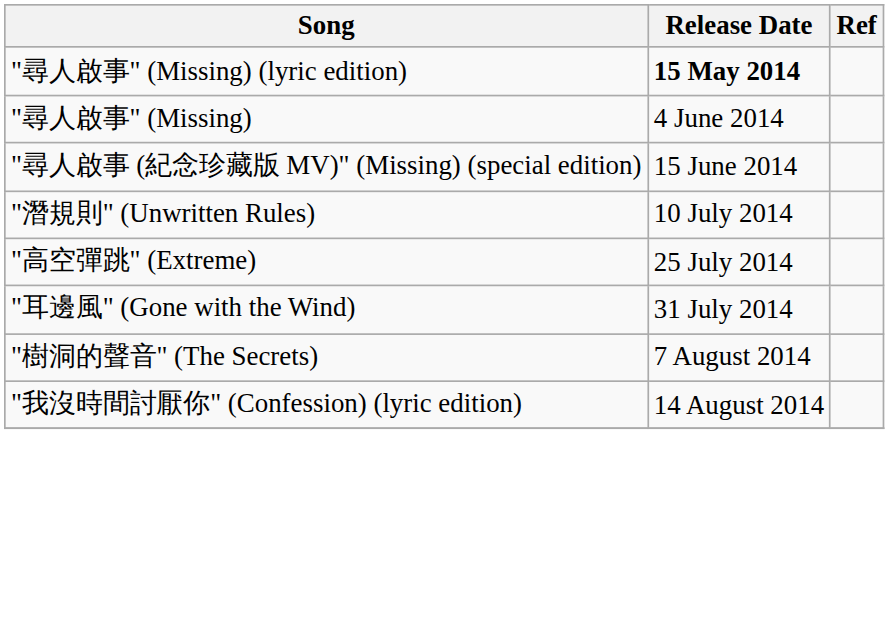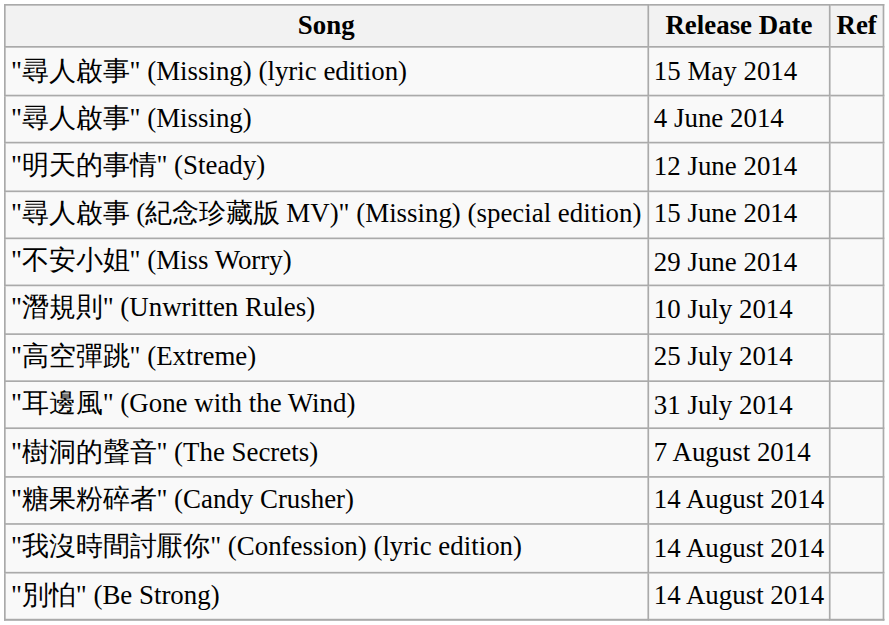(727, 70) bold -> (726, 70) normal
+ row: (138, 165)
+ row: (151, 260)
+ row: (183, 499)
+ row: (115, 594)
